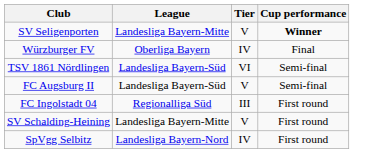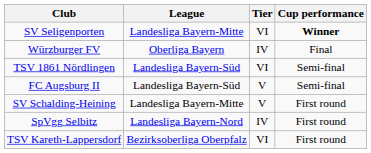(245, 31) V -> (262, 31) VI
- row: (58, 103)
+ row: (64, 139)
